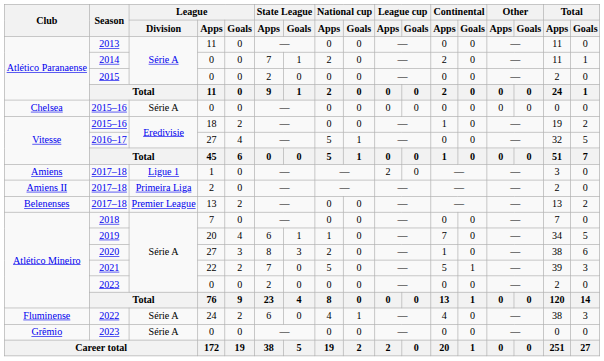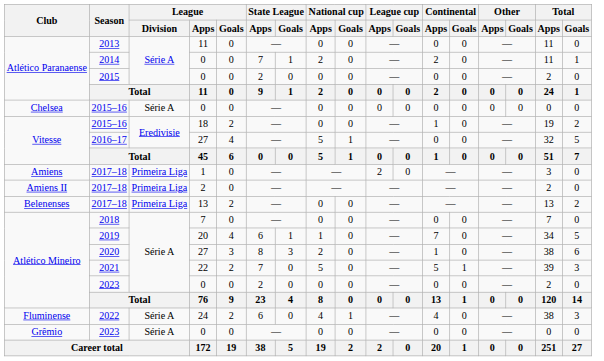(164, 172) Ligue 1 -> (159, 172) Primeira Liga
(164, 204) Premier League -> (159, 204) Primeira Liga
